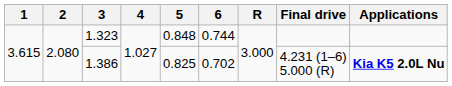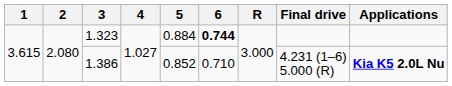(179, 35) 0.848 -> (179, 35) 0.884
(218, 35) normal -> (218, 35) bold
(179, 63) 0.825 -> (179, 63) 0.852
(218, 63) 0.702 -> (218, 63) 0.710
